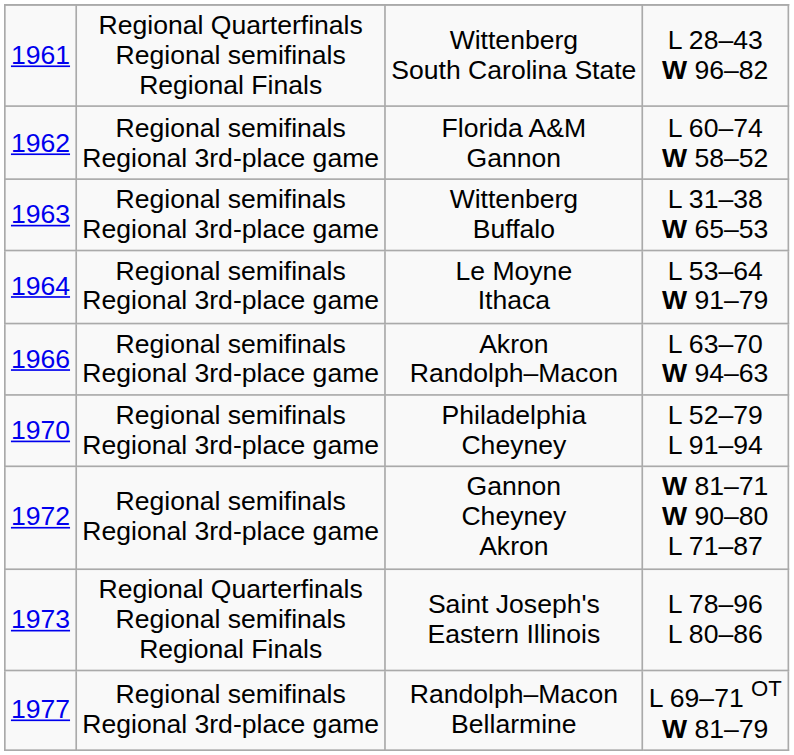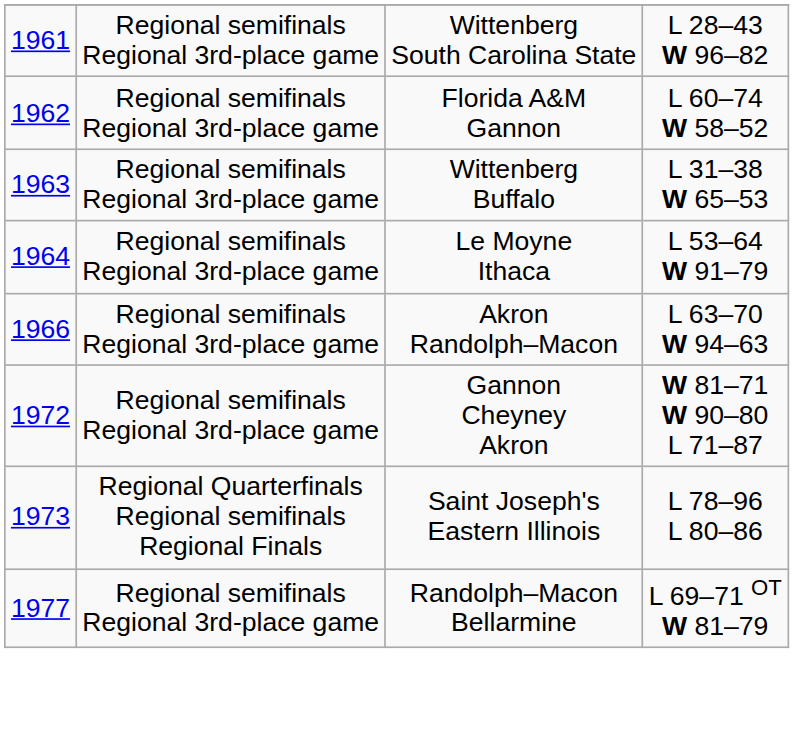(231, 55) Regional Quarterfinals Regional semifinals Regional Finals -> (231, 40) Regional semifinals Regional 3rd-place game
- row: (514, 430)
